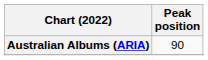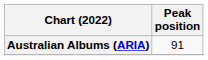(177, 45) 90 -> (177, 45) 91
